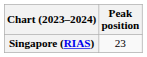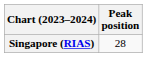(120, 43) 23 -> (120, 43) 28
